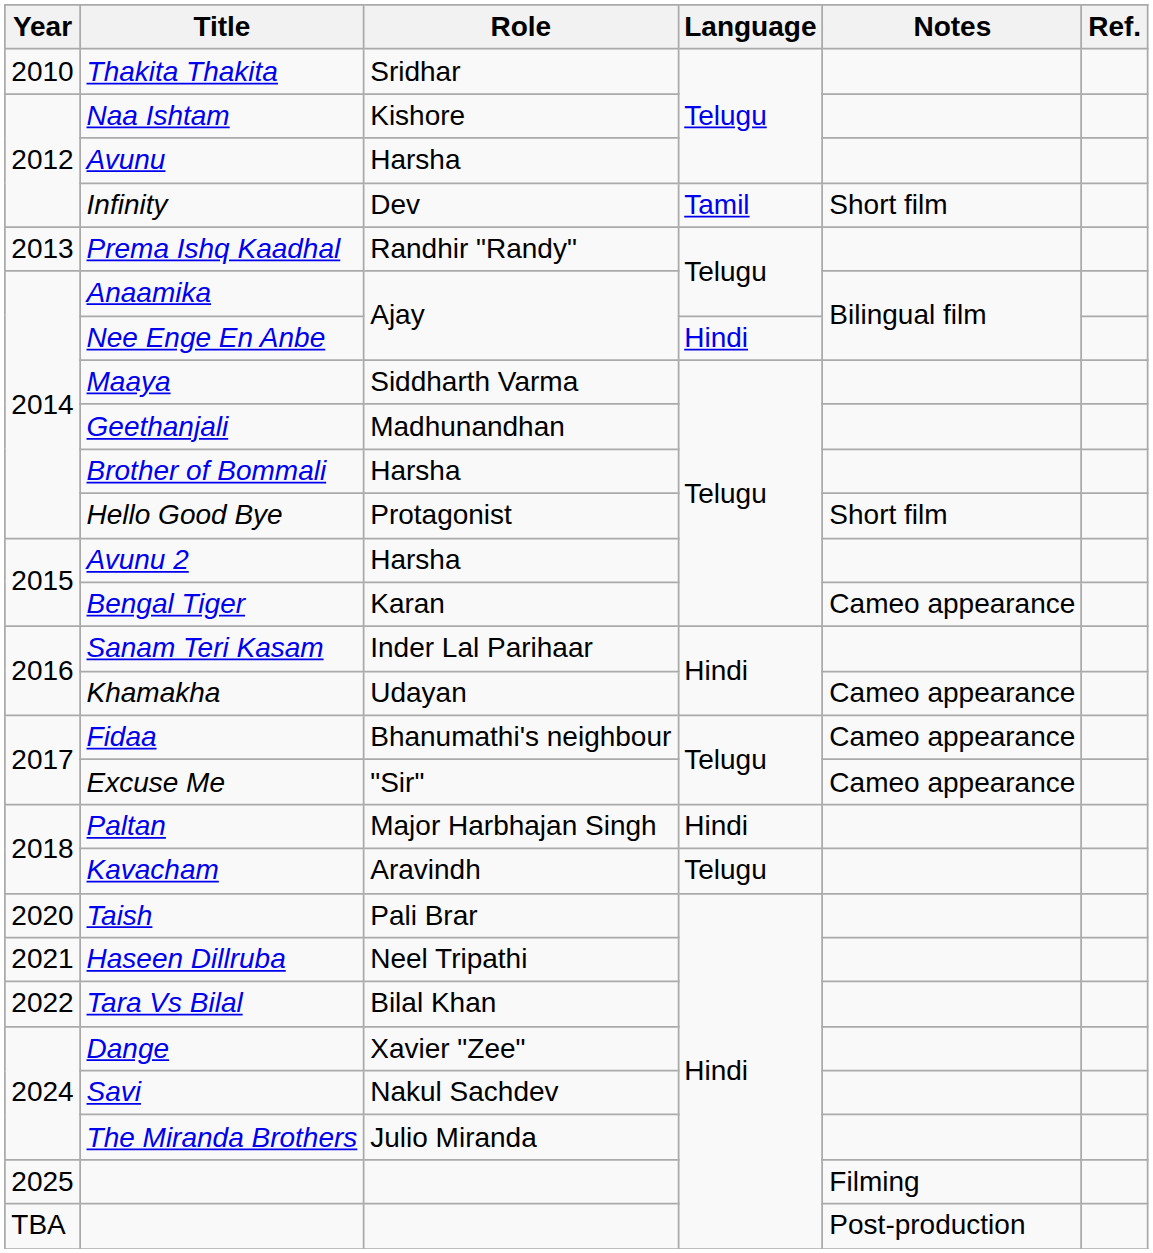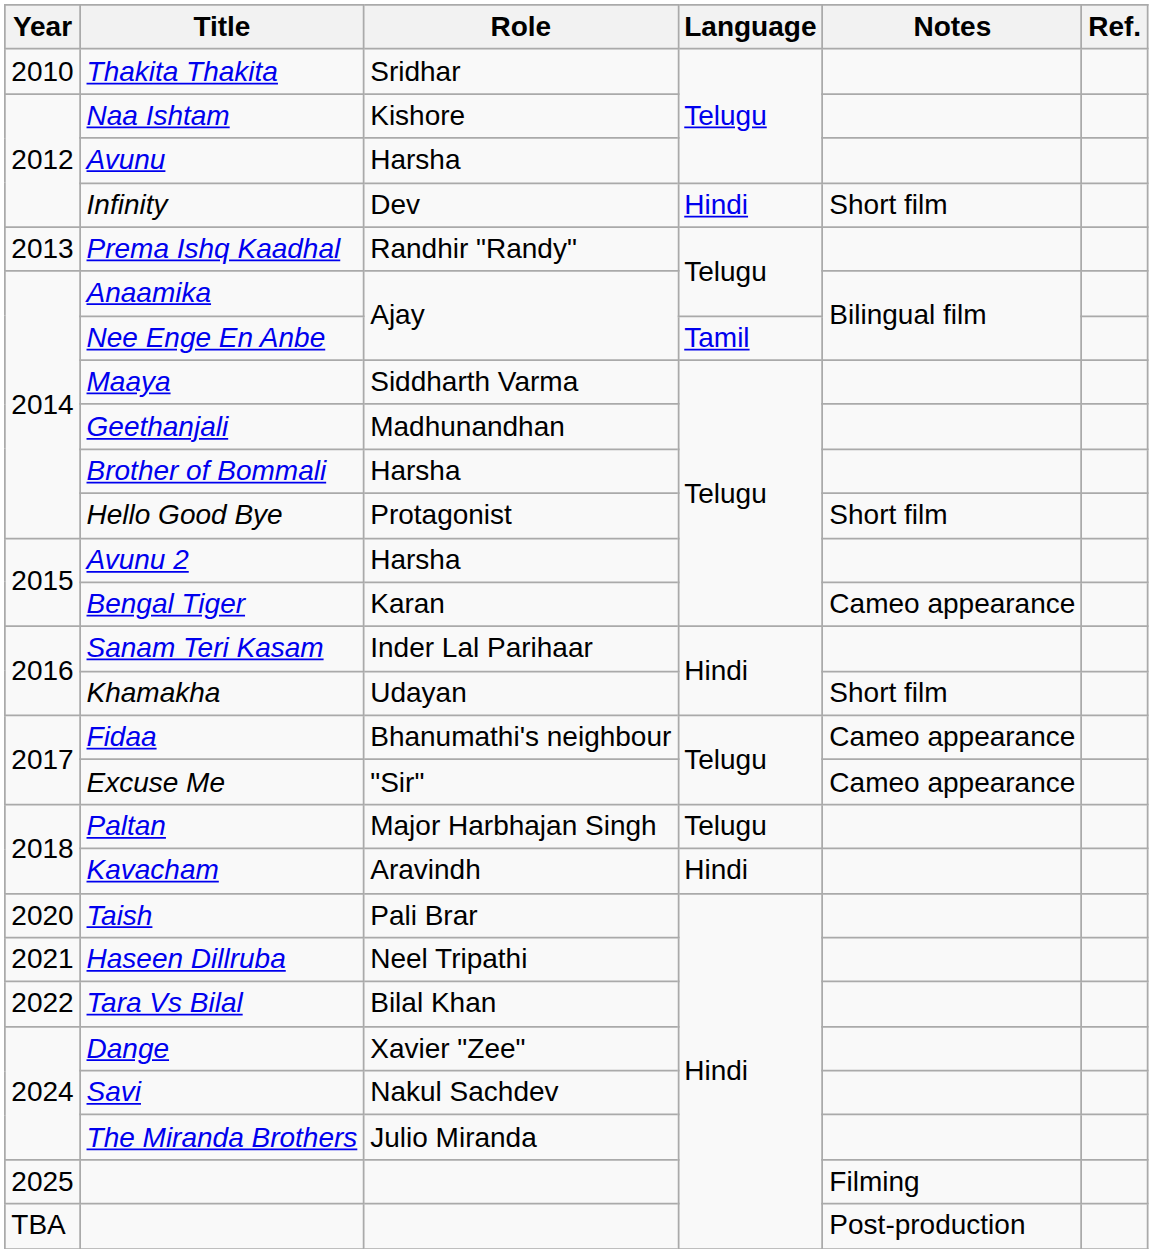(717, 204) Tamil -> (716, 204) Hindi
(716, 337) Hindi -> (717, 337) Tamil
(952, 692) Cameo appearance -> (889, 692) Short film
(716, 826) Hindi -> (725, 826) Telugu
(725, 870) Telugu -> (716, 870) Hindi
